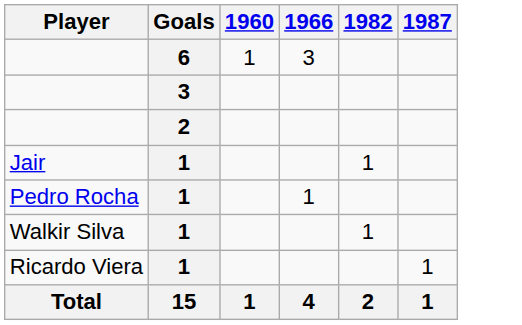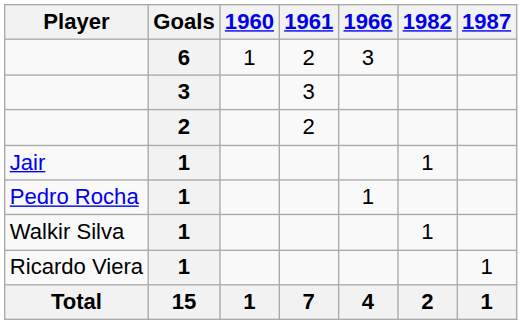+ column: (309, 22)
